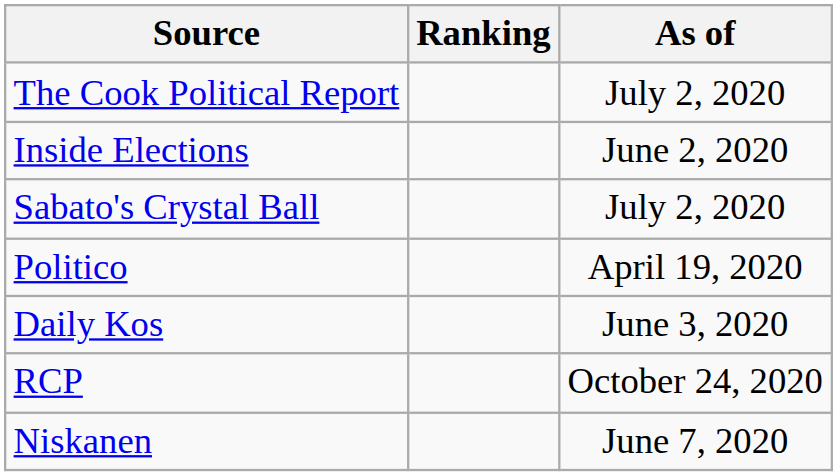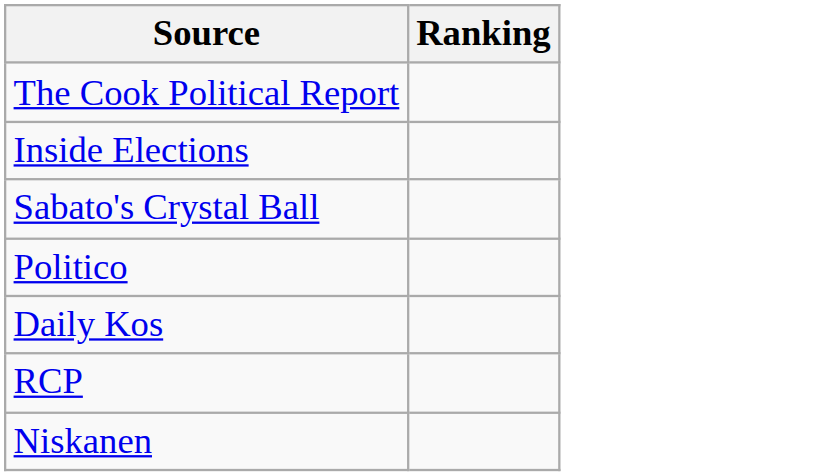- column: (695, 33)
